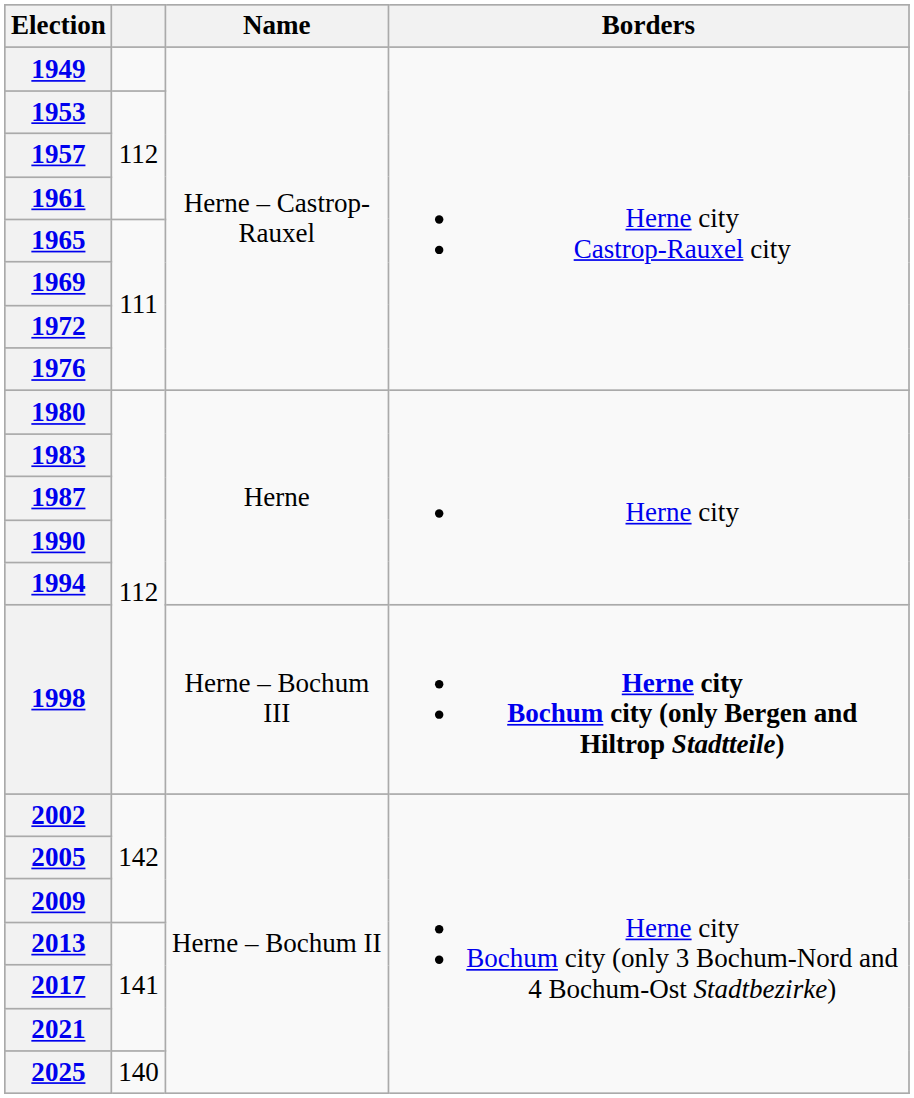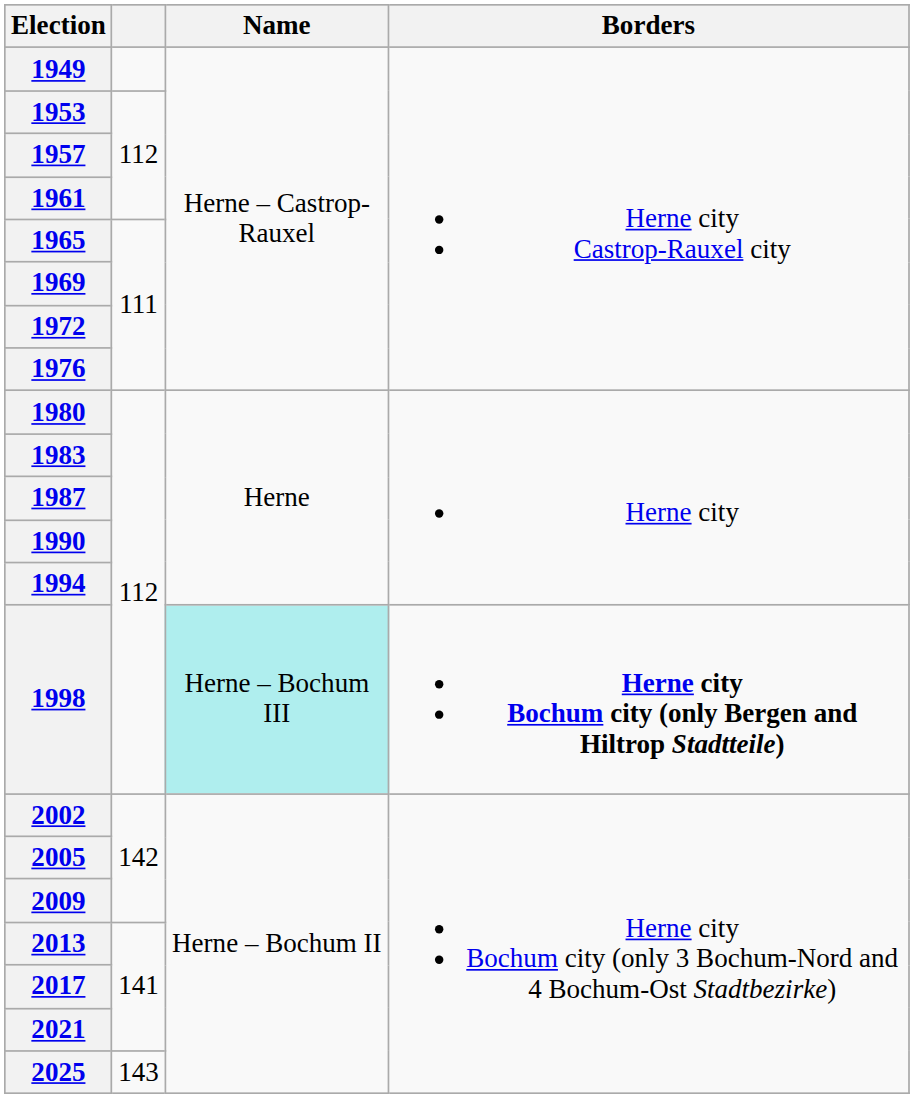(277, 698) no background -> (277, 698) paleturquoise background
(138, 1071) 140 -> (138, 1071) 143
